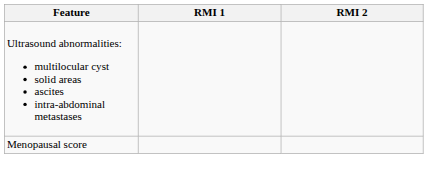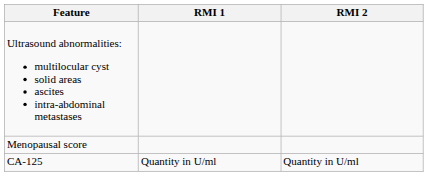+ row: (25, 162)
